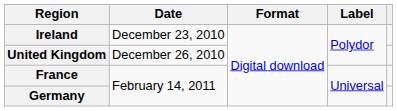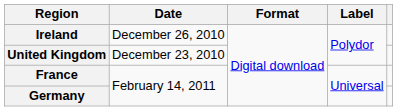(168, 34) December 23, 2010 -> (168, 34) December 26, 2010
(168, 55) December 26, 2010 -> (168, 55) December 23, 2010
